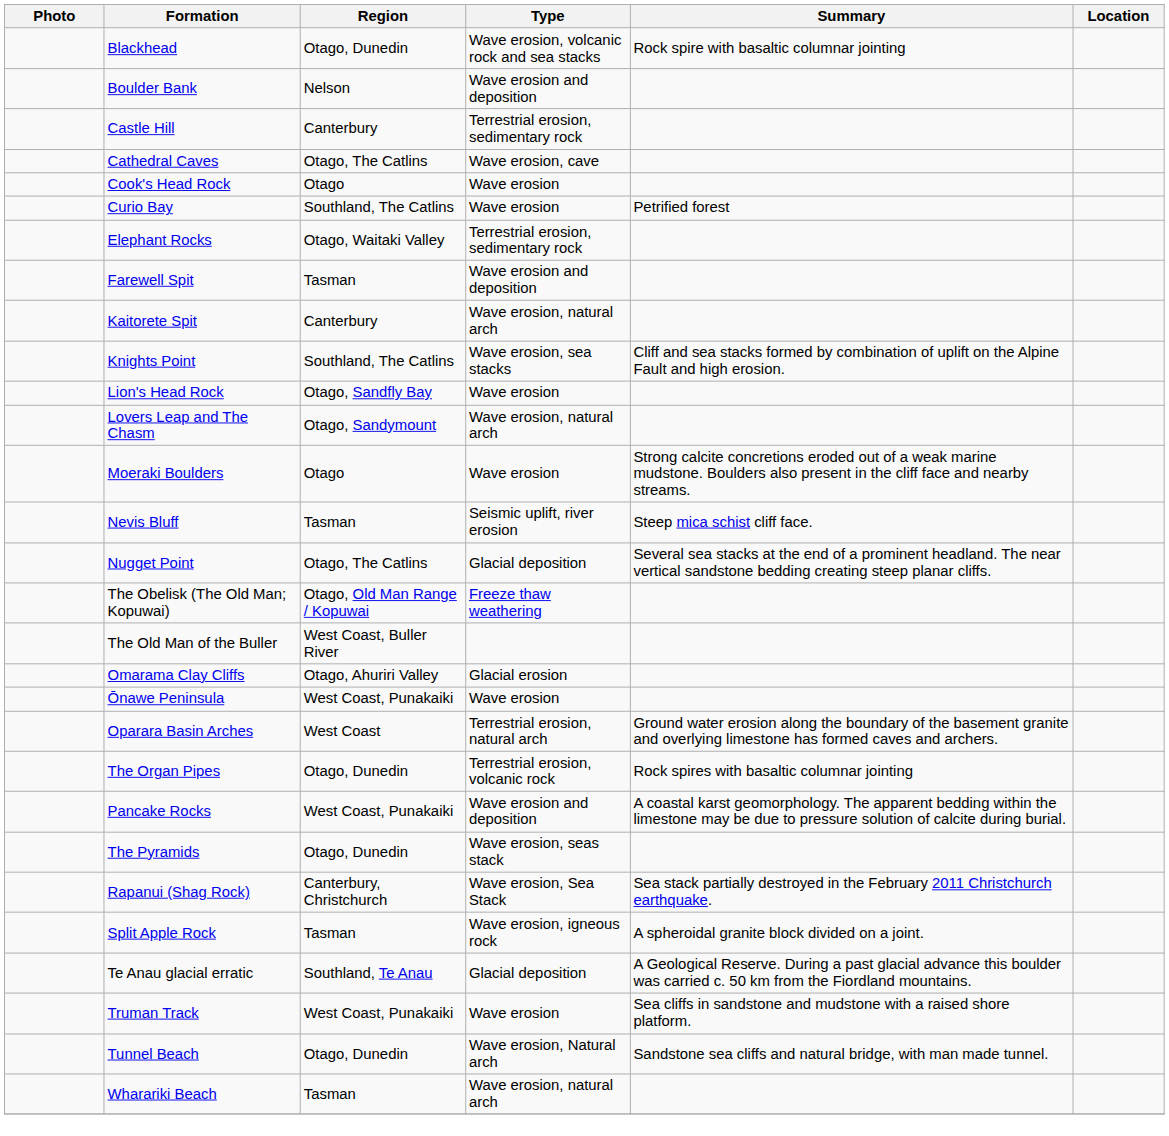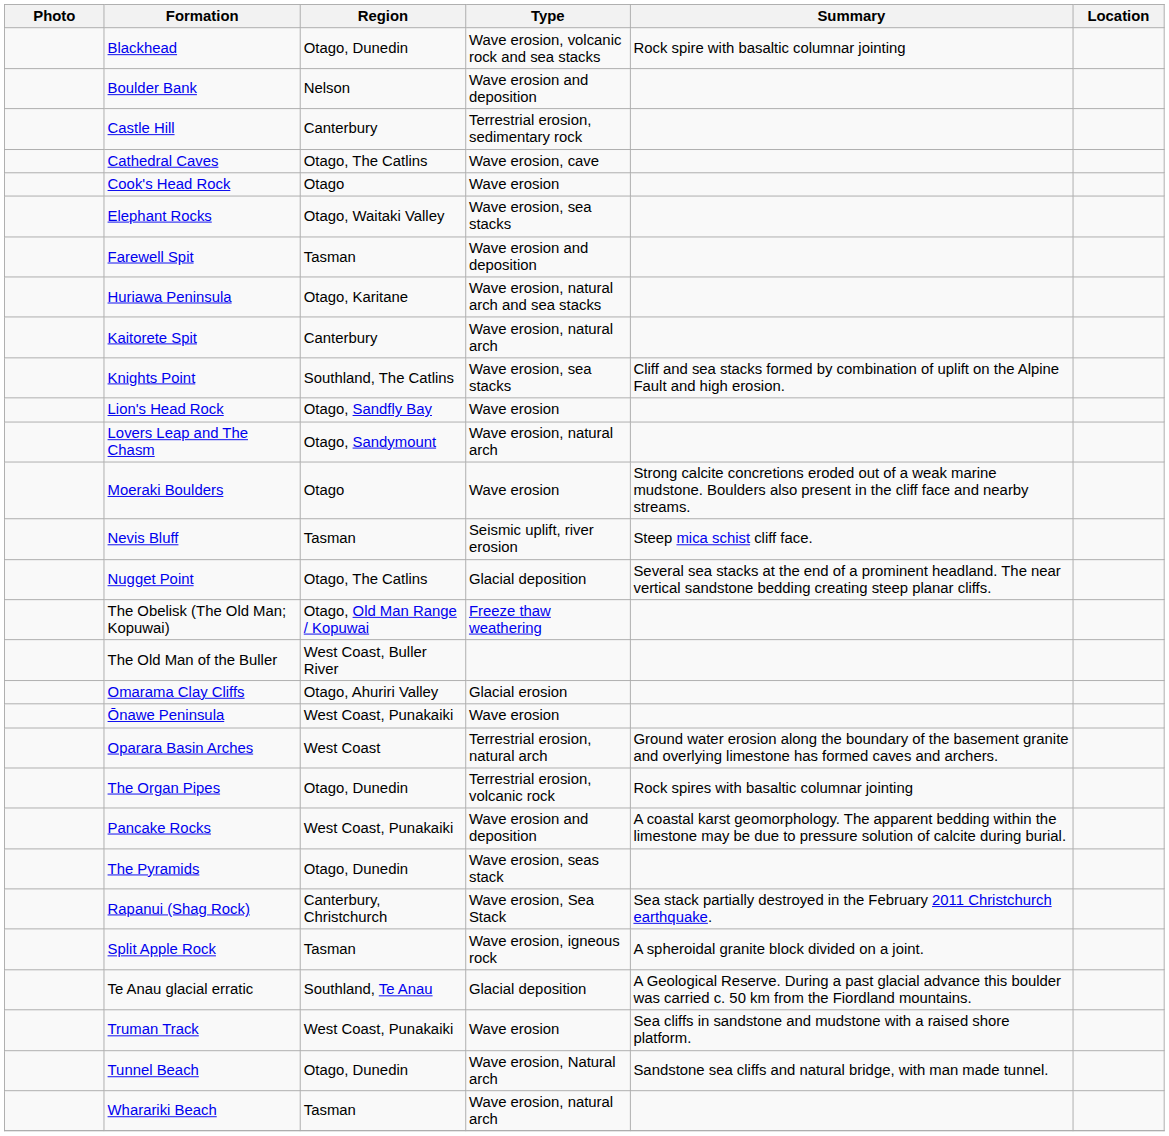- row: (140, 208)
(530, 240) Terrestrial erosion, sedimentary rock -> (530, 216) Wave erosion, sea stacks
+ row: (170, 297)
